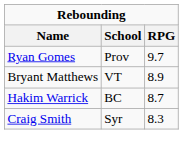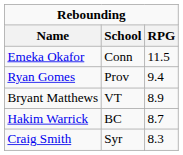+ row: (46, 56)
(156, 56) 9.7 -> (156, 77) 9.4
